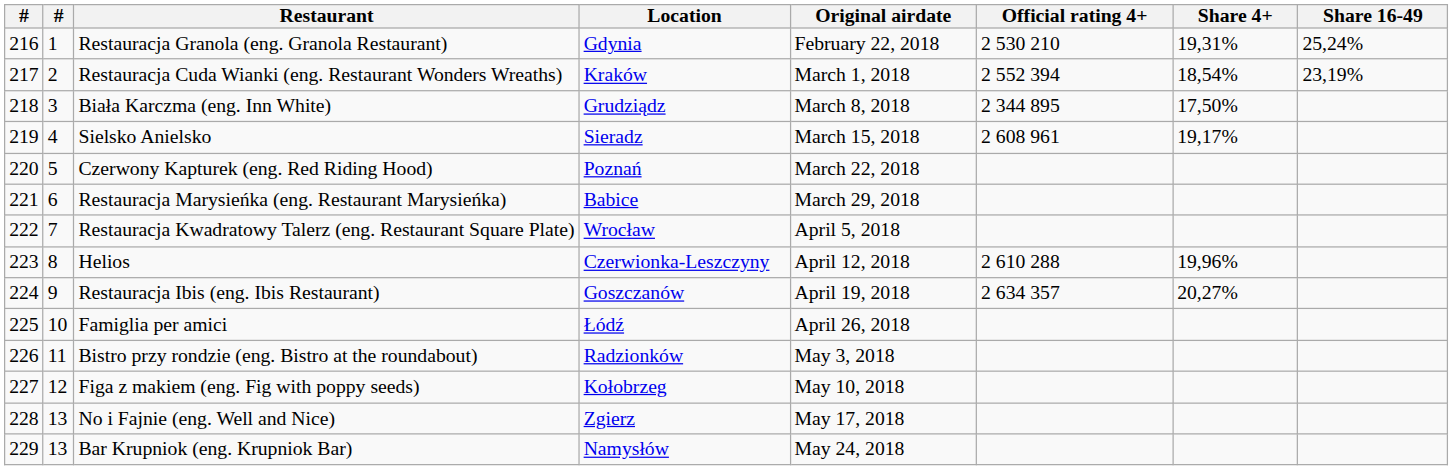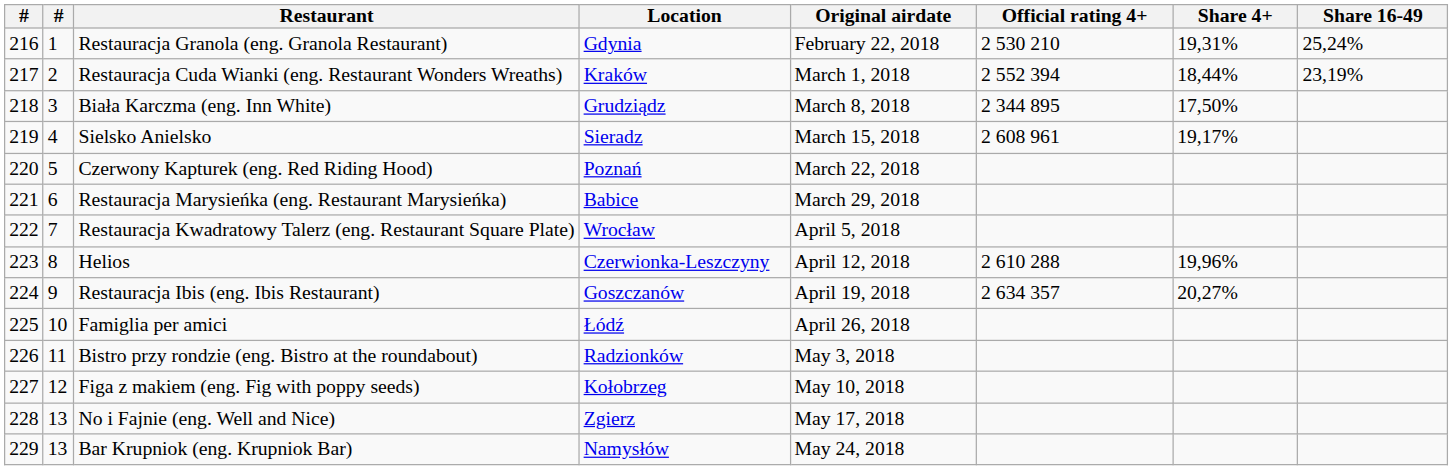(1208, 74) 18,54% -> (1208, 74) 18,44%
